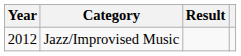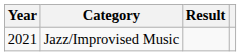(22, 39) 2012 -> (22, 39) 2021
